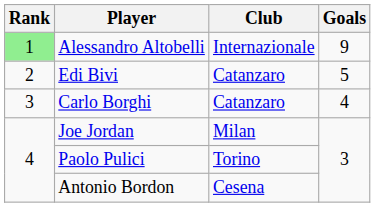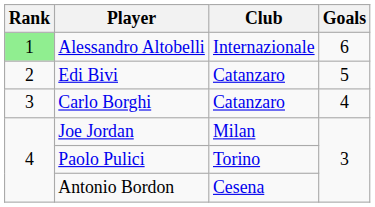(344, 46) 9 -> (344, 46) 6
